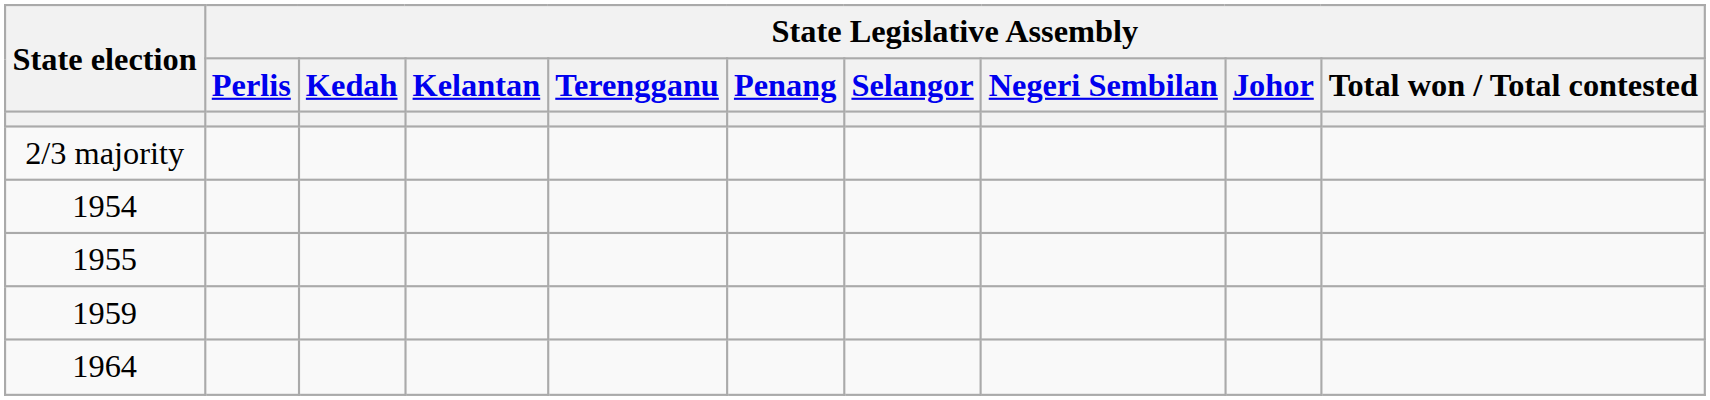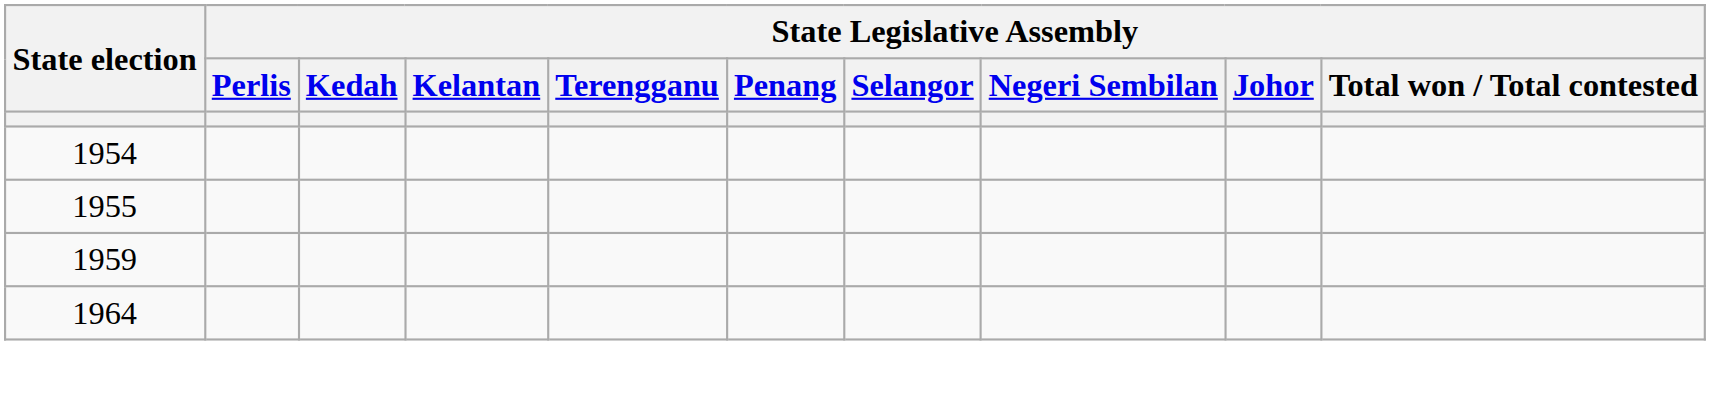- row: (105, 153)
